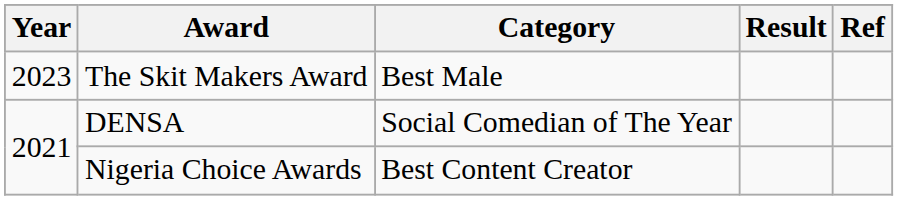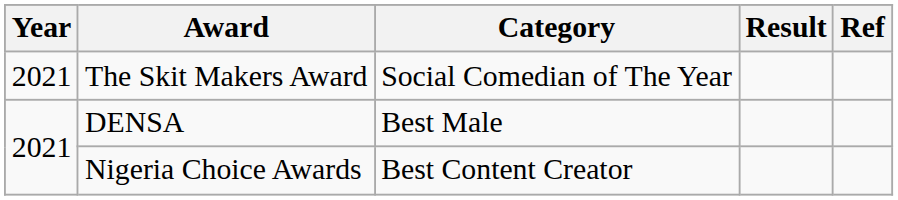(42, 75) 2023 -> (42, 75) 2021
(442, 75) Best Male -> (557, 75) Social Comedian of The Year
(557, 122) Social Comedian of The Year -> (442, 122) Best Male
